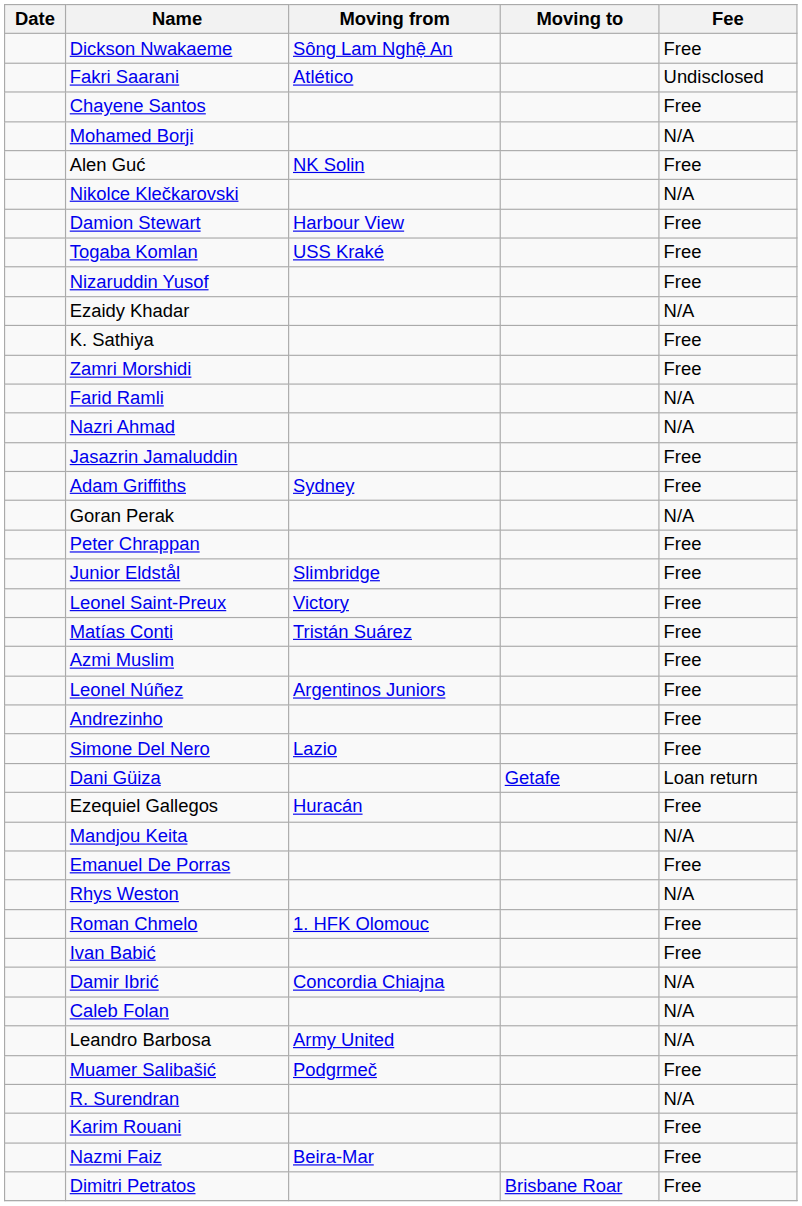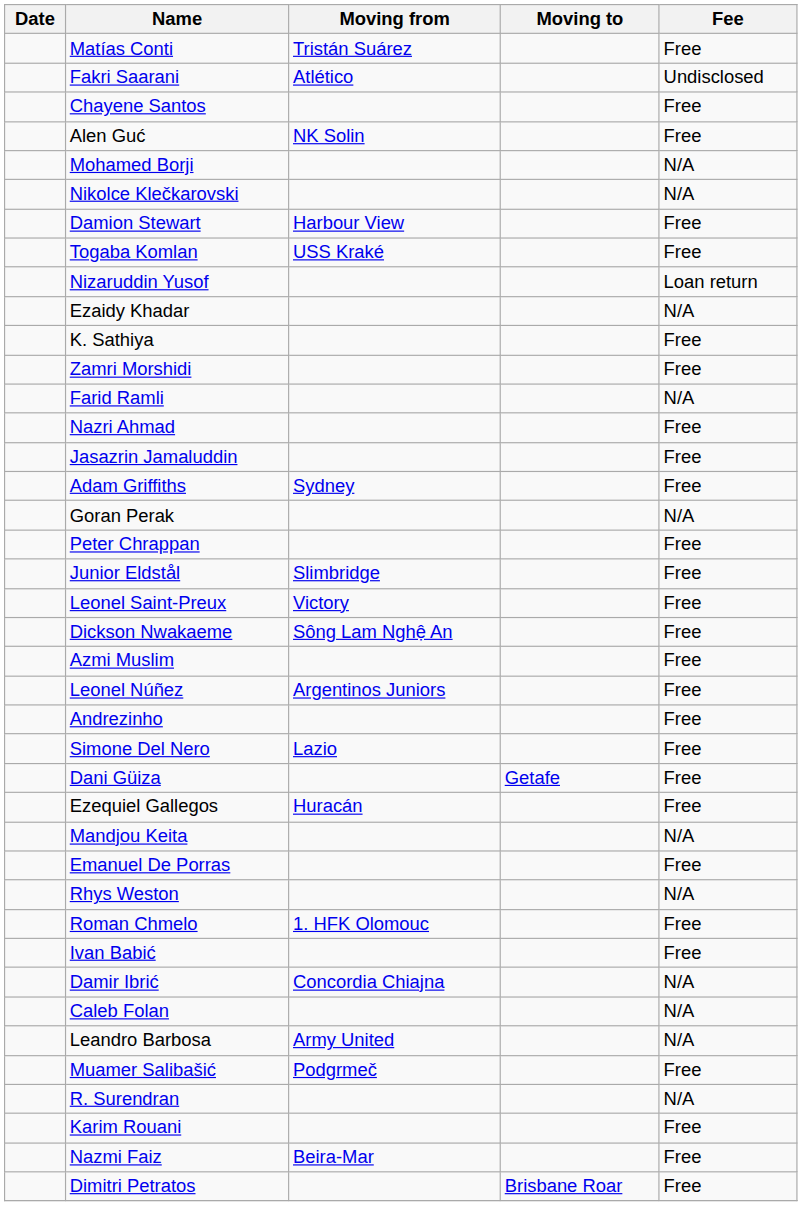rows swapped: (151, 48) <-> (121, 631)
rows swapped: (108, 164) <-> (132, 135)
(683, 281) Free -> (711, 281) Loan return
(679, 427) N/A -> (683, 427) Free
(711, 777) Loan return -> (683, 777) Free
